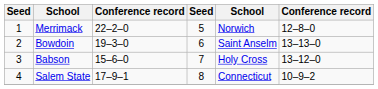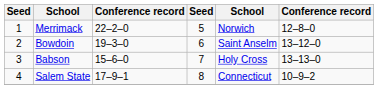(301, 44) 13–13–0 -> (301, 44) 13–12–0
(301, 60) 13–12–0 -> (301, 60) 13–13–0
